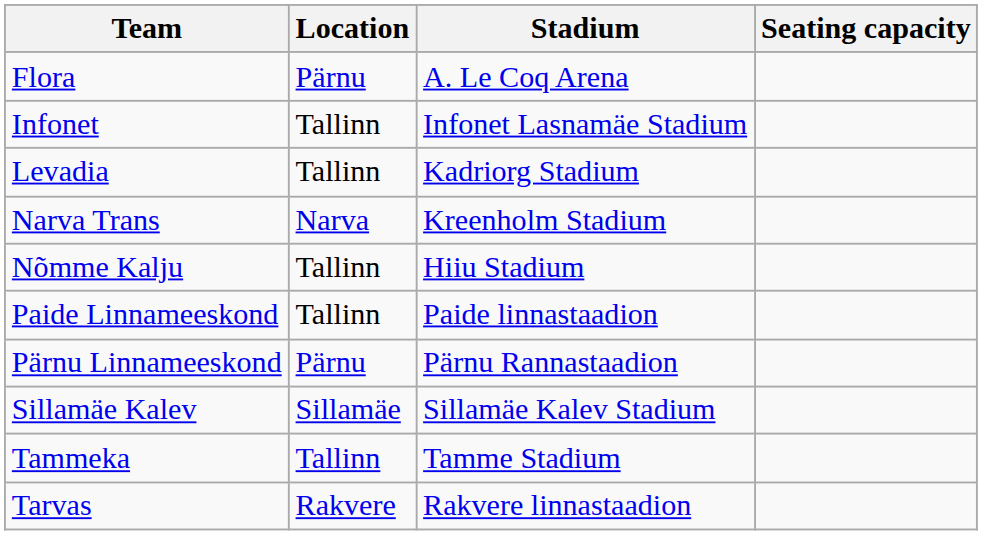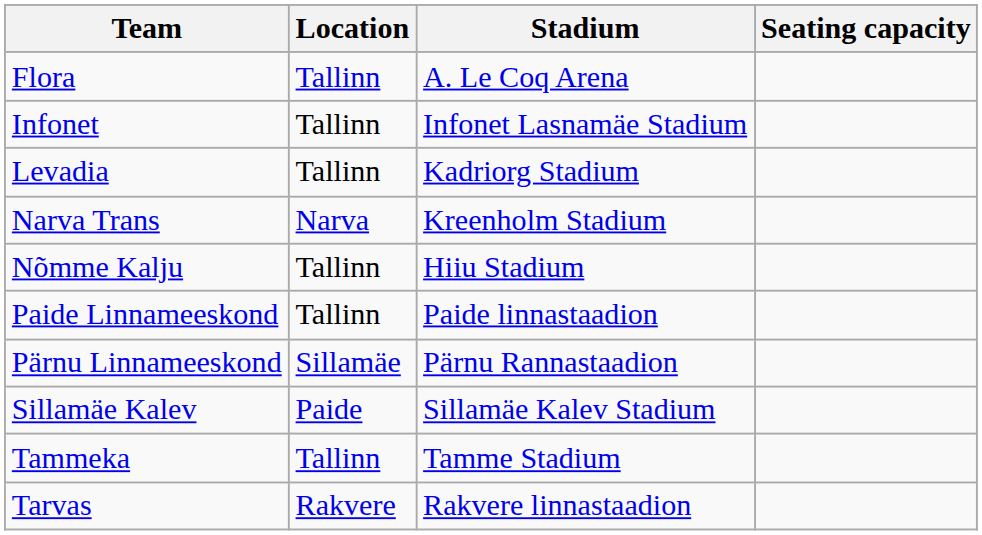(331, 76) Pärnu -> (338, 76) Tallinn
(331, 362) Pärnu -> (348, 362) Sillamäe
(348, 409) Sillamäe -> (329, 409) Paide
